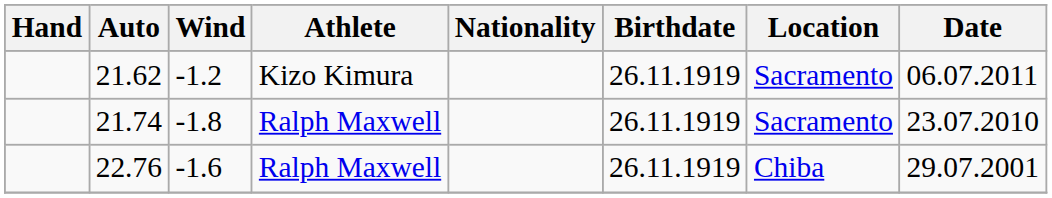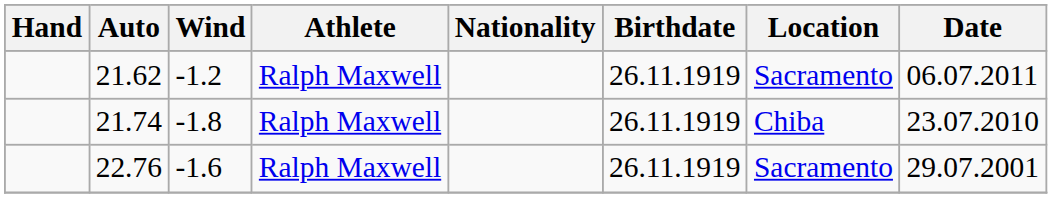(336, 74) Kizo Kimura -> (350, 74) Ralph Maxwell
(823, 121) Sacramento -> (789, 121) Chiba
(789, 167) Chiba -> (823, 167) Sacramento
